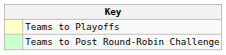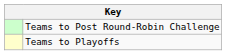rows swapped: (72, 27) <-> (122, 42)
